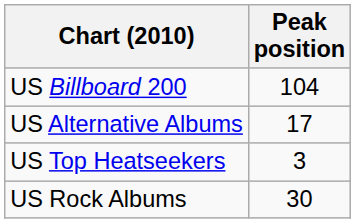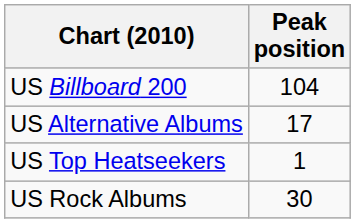(299, 161) 3 -> (299, 161) 1
